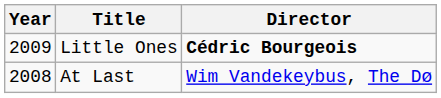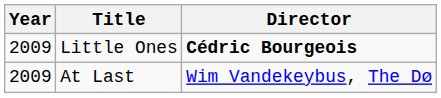(30, 77) 2008 -> (30, 77) 2009
